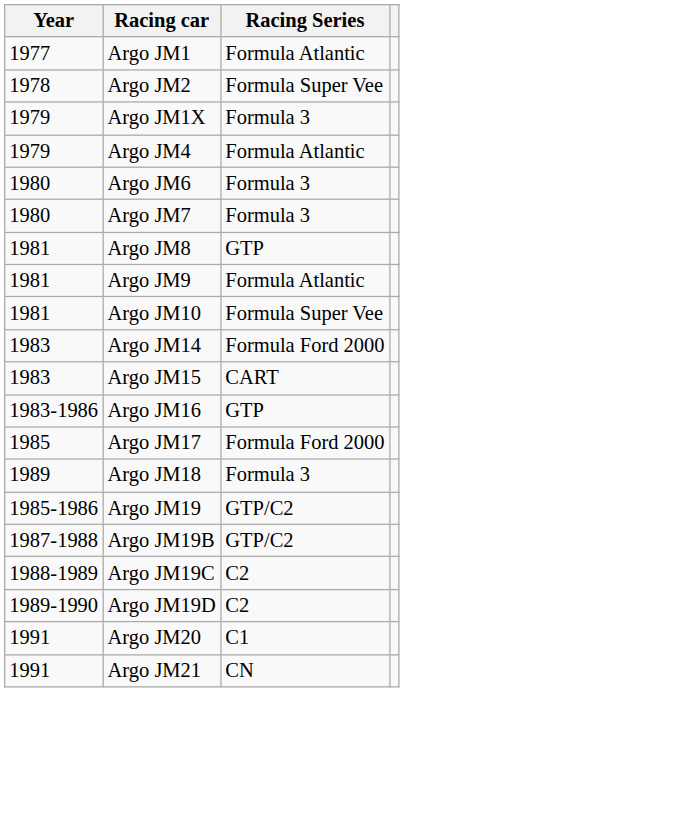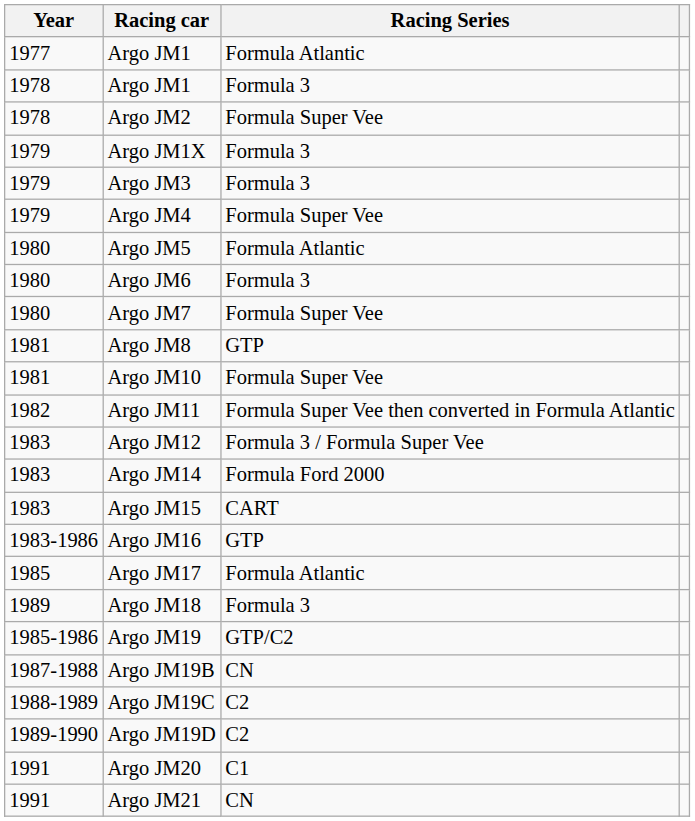+ row: (30, 85)
+ row: (30, 183)
(295, 150) Formula Atlantic -> (304, 215) Formula Super Vee
+ row: (30, 248)
(268, 215) Formula 3 -> (304, 313) Formula Super Vee
- row: (30, 280)
+ row: (30, 410)
+ row: (30, 442)
(305, 442) Formula Ford 2000 -> (295, 572) Formula Atlantic
(259, 540) GTP/C2 -> (240, 670) CN
